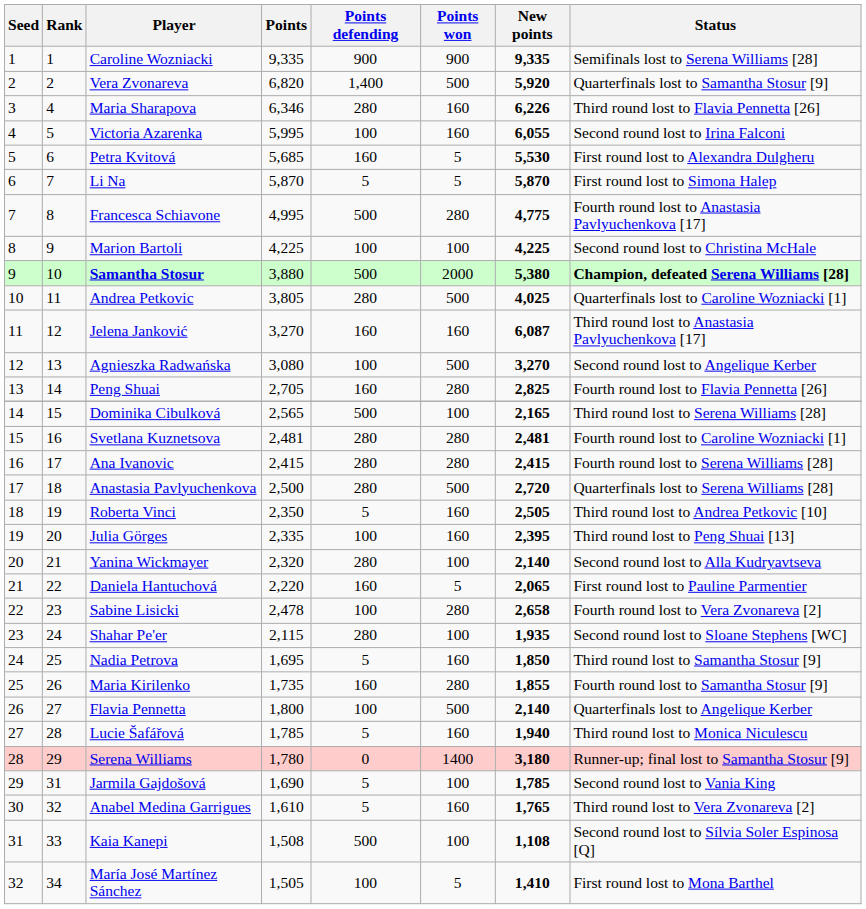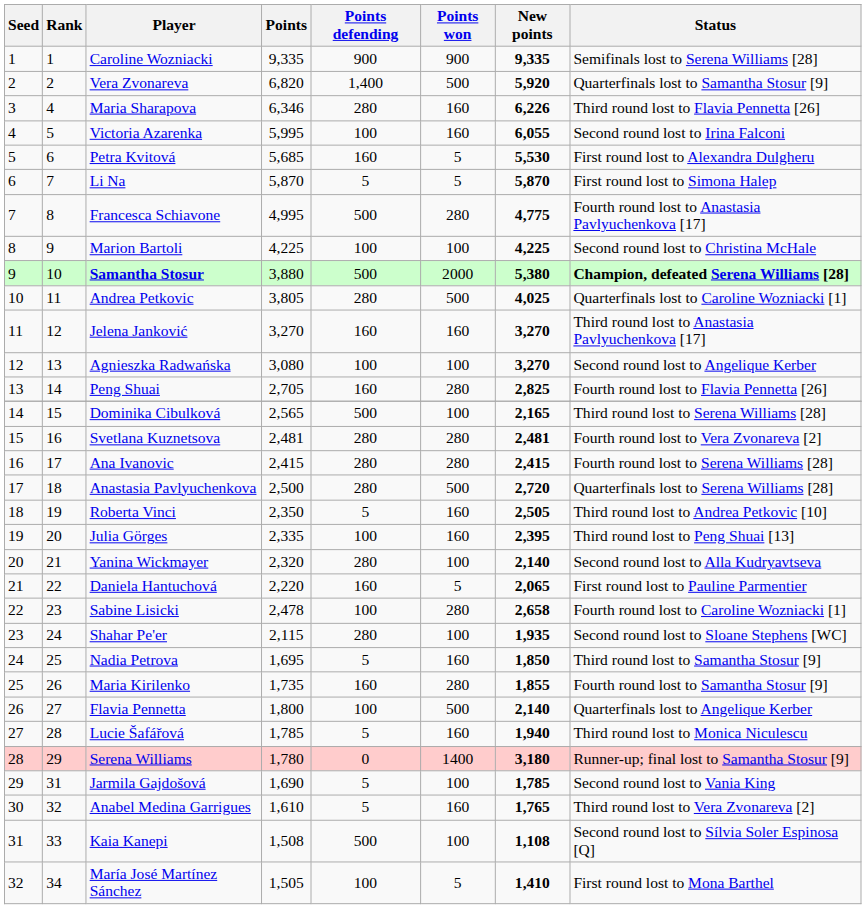(532, 331) 6,087 -> (532, 331) 3,270
(458, 364) 500 -> (458, 364) 100
(710, 438) Fourth round lost to Caroline Wozniacki [1] -> (697, 438) Fourth round lost to Vera Zvonareva [2]
(697, 610) Fourth round lost to Vera Zvonareva [2] -> (710, 610) Fourth round lost to Caroline Wozniacki [1]
